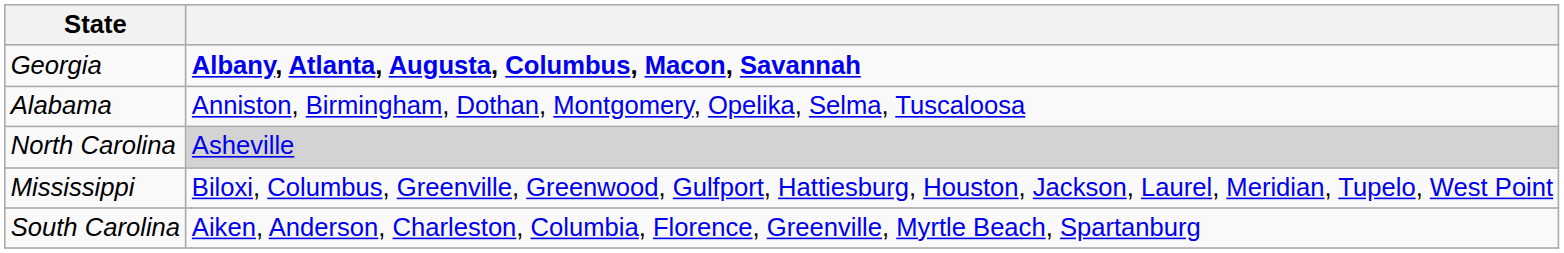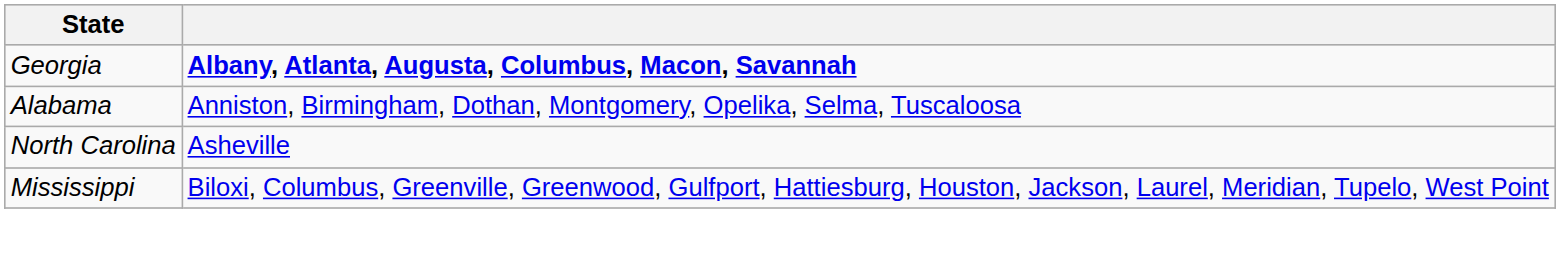(243, 146) lightgrey background -> (239, 146) no background
- row: (95, 227)
